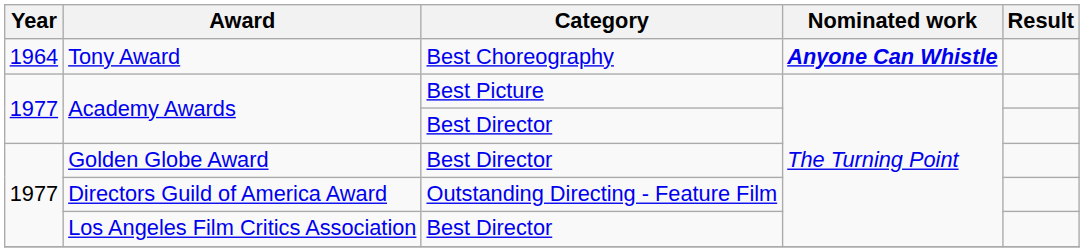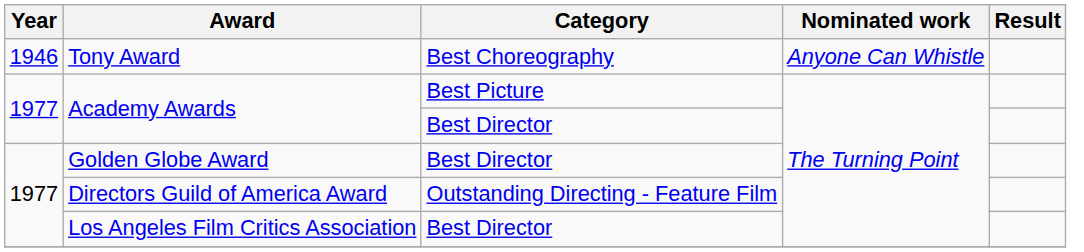(34, 56) 1964 -> (34, 56) 1946
(892, 56) bold -> (886, 56) normal
